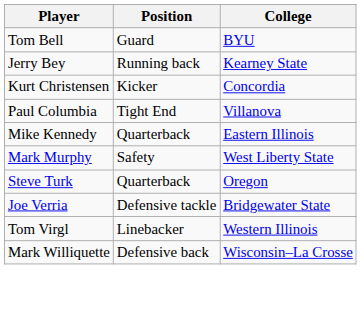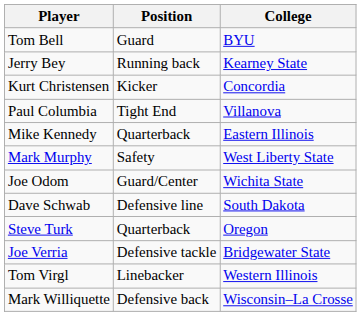+ row: (38, 181)
+ row: (49, 205)
